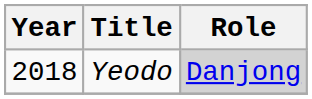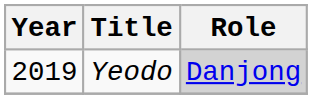(45, 72) 2018 -> (45, 72) 2019
